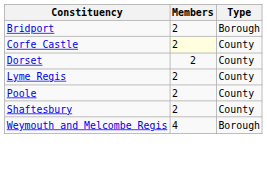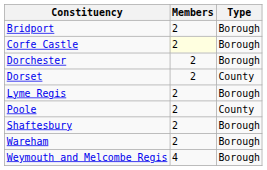(236, 45) County -> (239, 45) Borough
+ row: (36, 61)
(236, 77) County -> (239, 93) Borough
(236, 109) County -> (239, 125) Borough
+ row: (28, 141)
